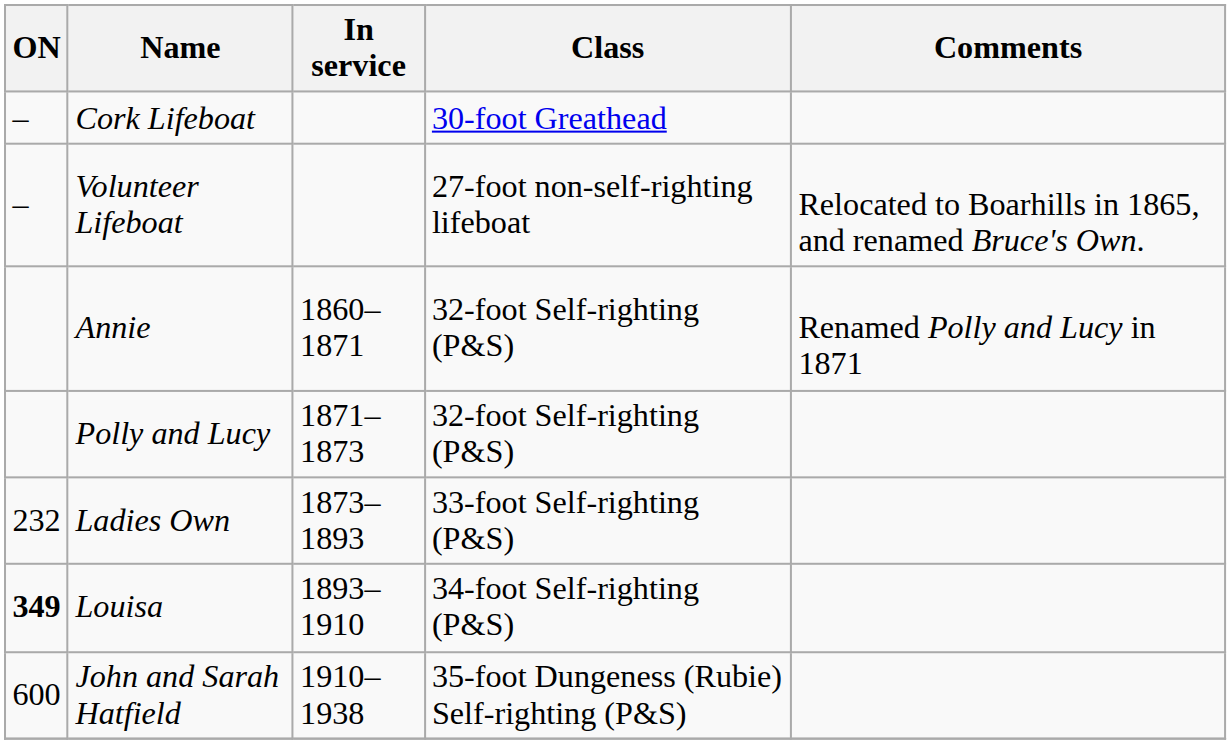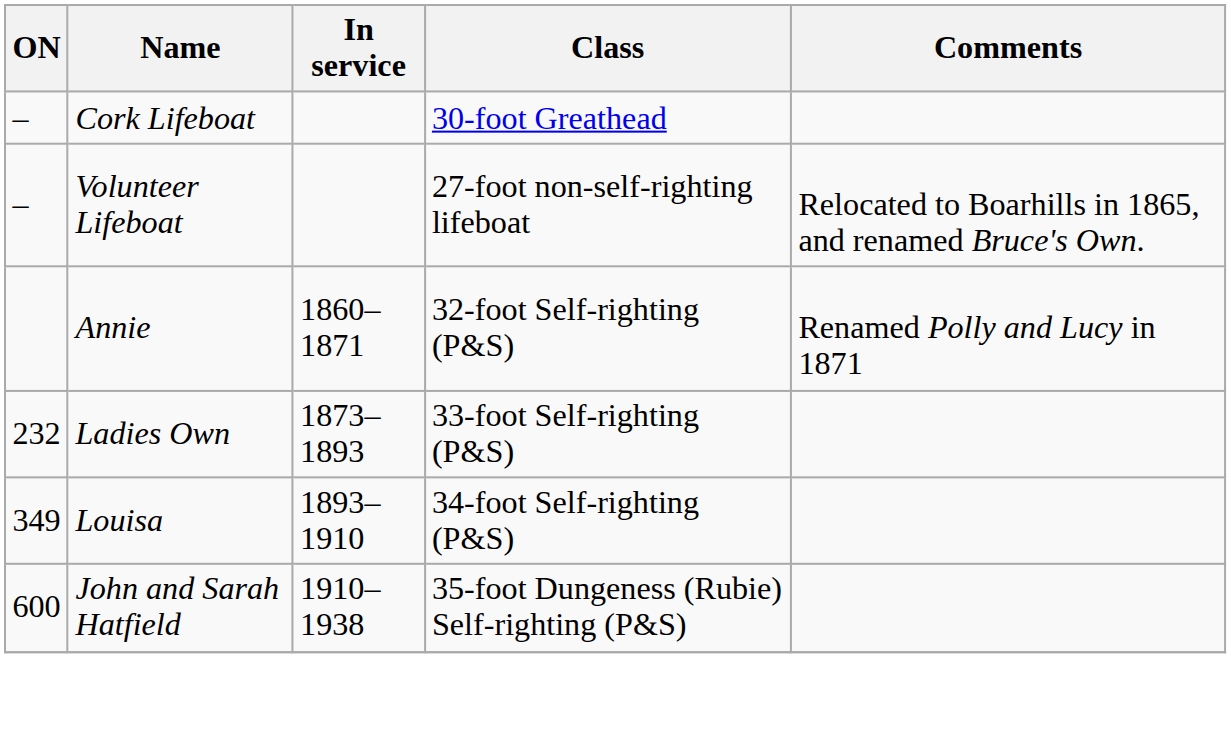- row: (173, 433)
(37, 607) bold -> (37, 520) normal
